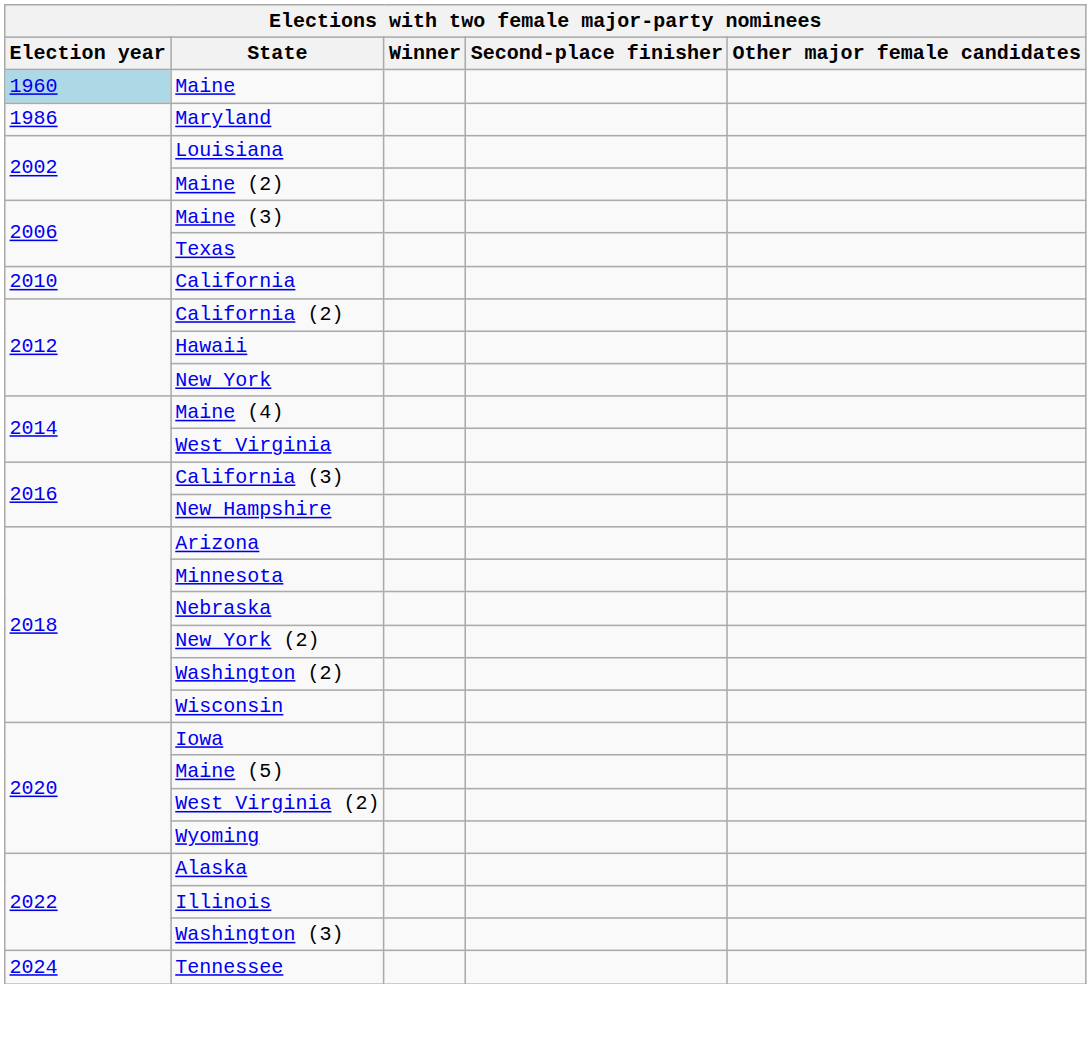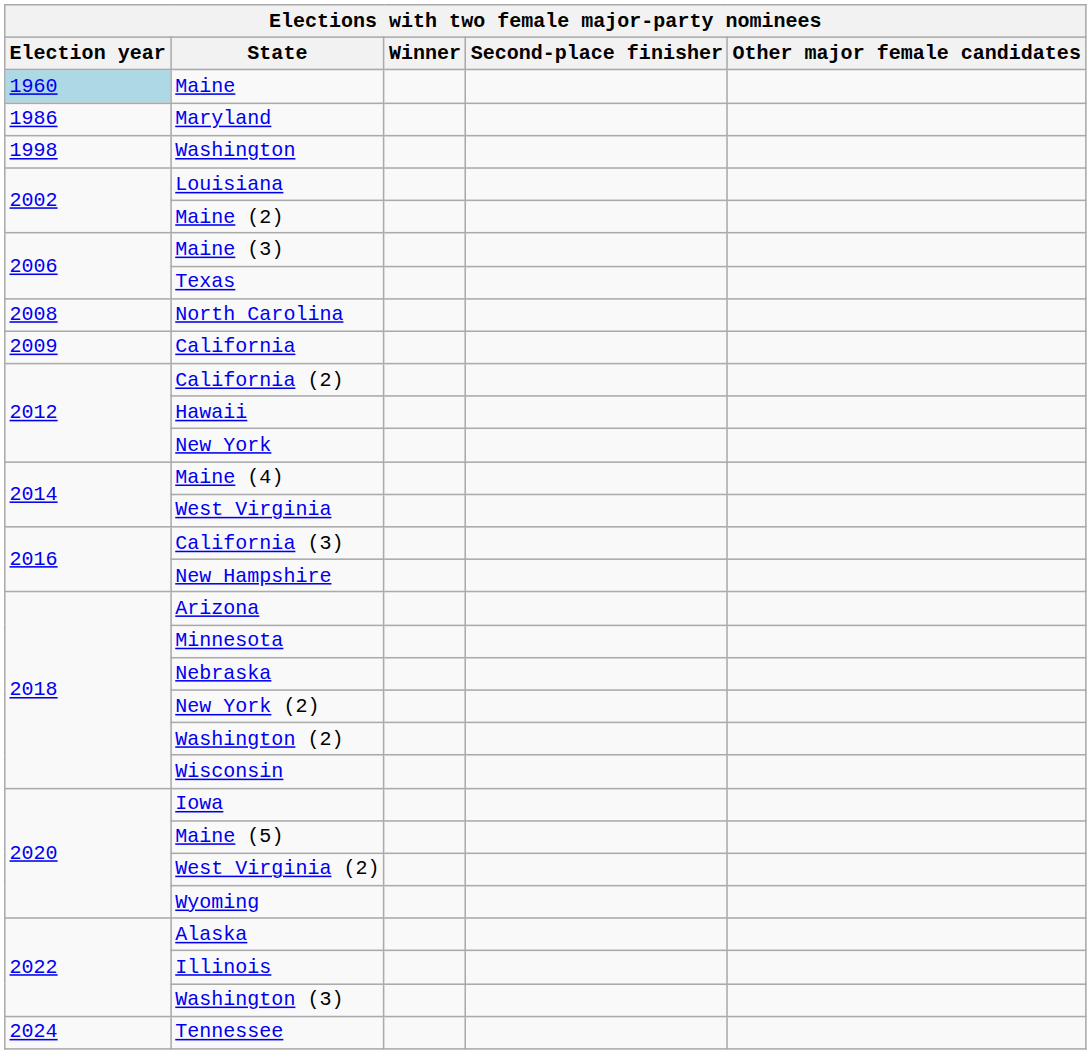+ row: (235, 152)
+ row: (259, 315)
(34, 282) 2010 -> (34, 347) 2009
